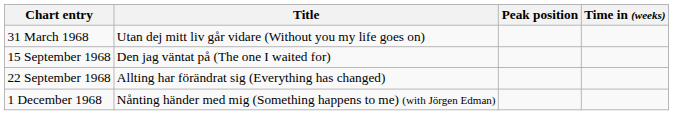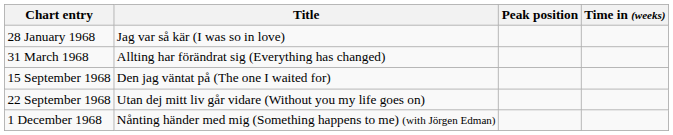+ row: (51, 36)
(271, 36) Utan dej mitt liv går vidare (Without you my life goes on) -> (251, 57) Allting har förändrat sig (Everything has changed)
(251, 78) Allting har förändrat sig (Everything has changed) -> (271, 99) Utan dej mitt liv går vidare (Without you my life goes on)
